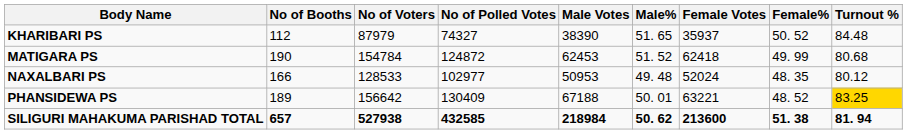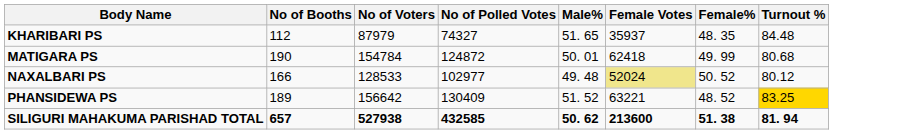- column: (596, 14)
(790, 35) 50. 52 -> (717, 35) 48. 35
(654, 56) 51. 52 -> (580, 56) 50. 01
(701, 77) no background -> (627, 77) khaki background
(790, 77) 48. 35 -> (717, 77) 50. 52
(654, 98) 50. 01 -> (580, 98) 51. 52
